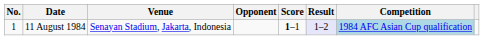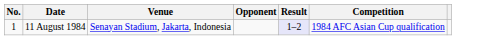- column: (292, 12)
(405, 27) lightblue background -> (378, 27) no background
